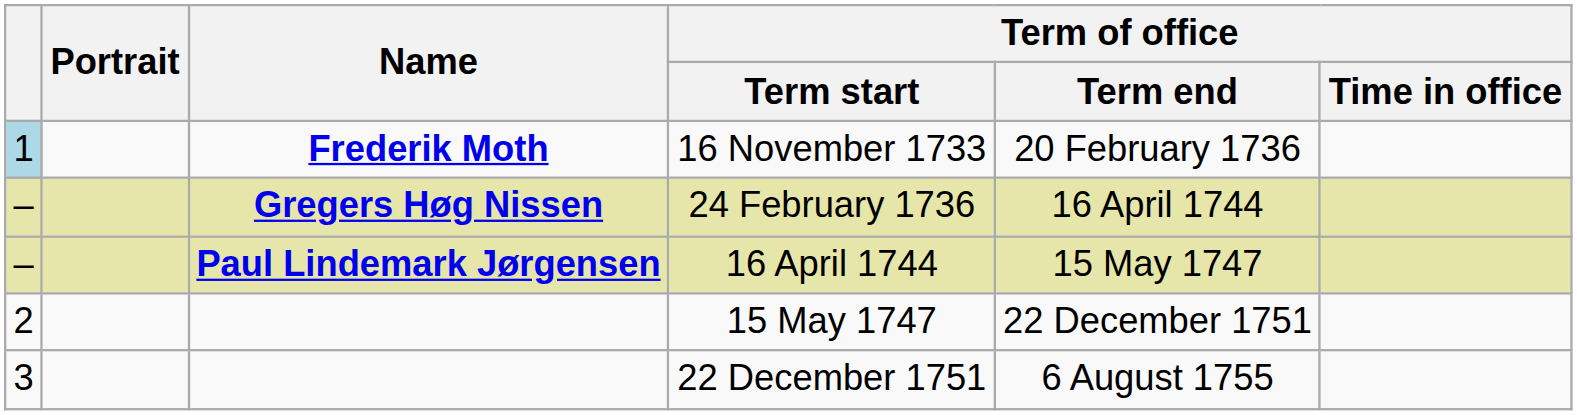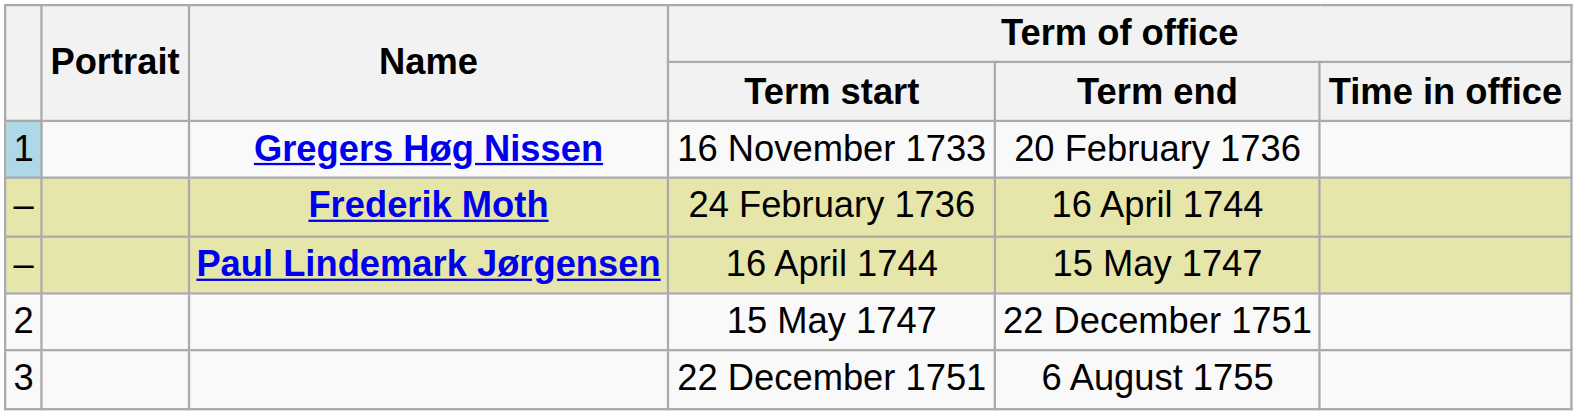(429, 148) Frederik Moth -> (429, 148) Gregers Høg Nissen
(429, 206) Gregers Høg Nissen -> (429, 206) Frederik Moth
